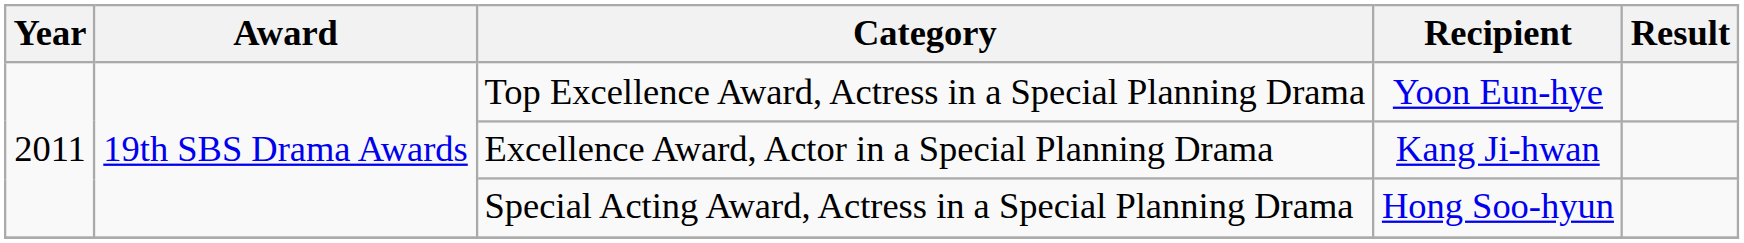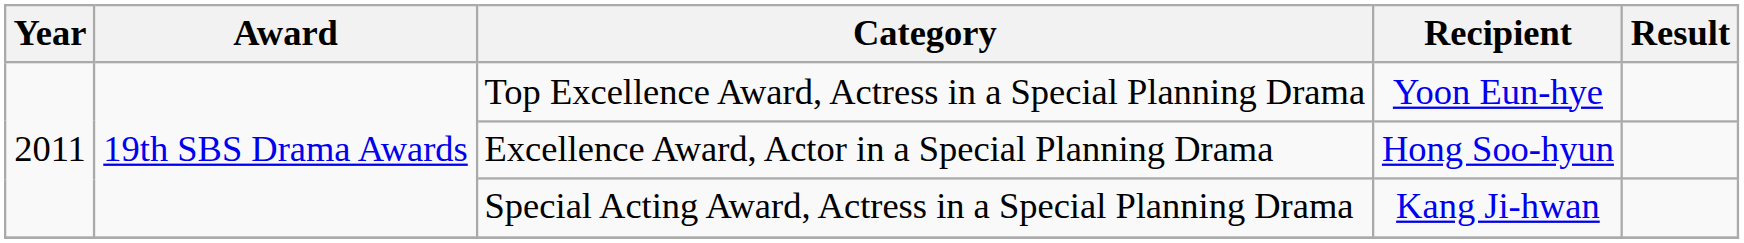(1498, 149) Kang Ji-hwan -> (1498, 149) Hong Soo-hyun
(1498, 206) Hong Soo-hyun -> (1498, 206) Kang Ji-hwan
